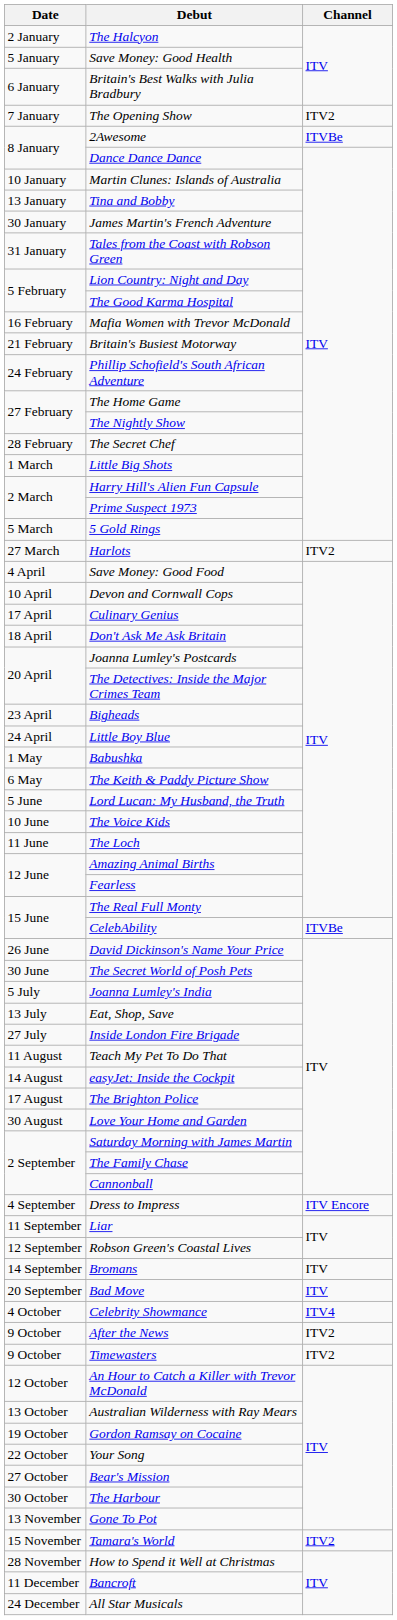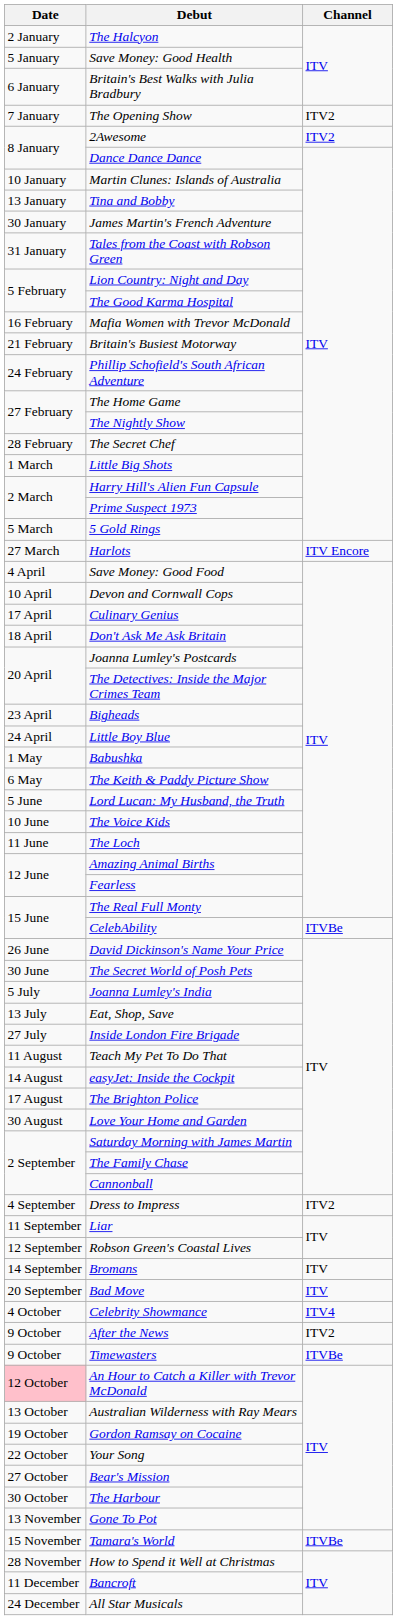(324, 136) ITVBe -> (320, 136) ITV2
(320, 550) ITV2 -> (337, 550) ITV Encore
(337, 1205) ITV Encore -> (320, 1205) ITV2
(320, 1354) ITV2 -> (324, 1354) ITVBe
(38, 1383) no background -> (38, 1383) pink background
(320, 1540) ITV2 -> (324, 1540) ITVBe
